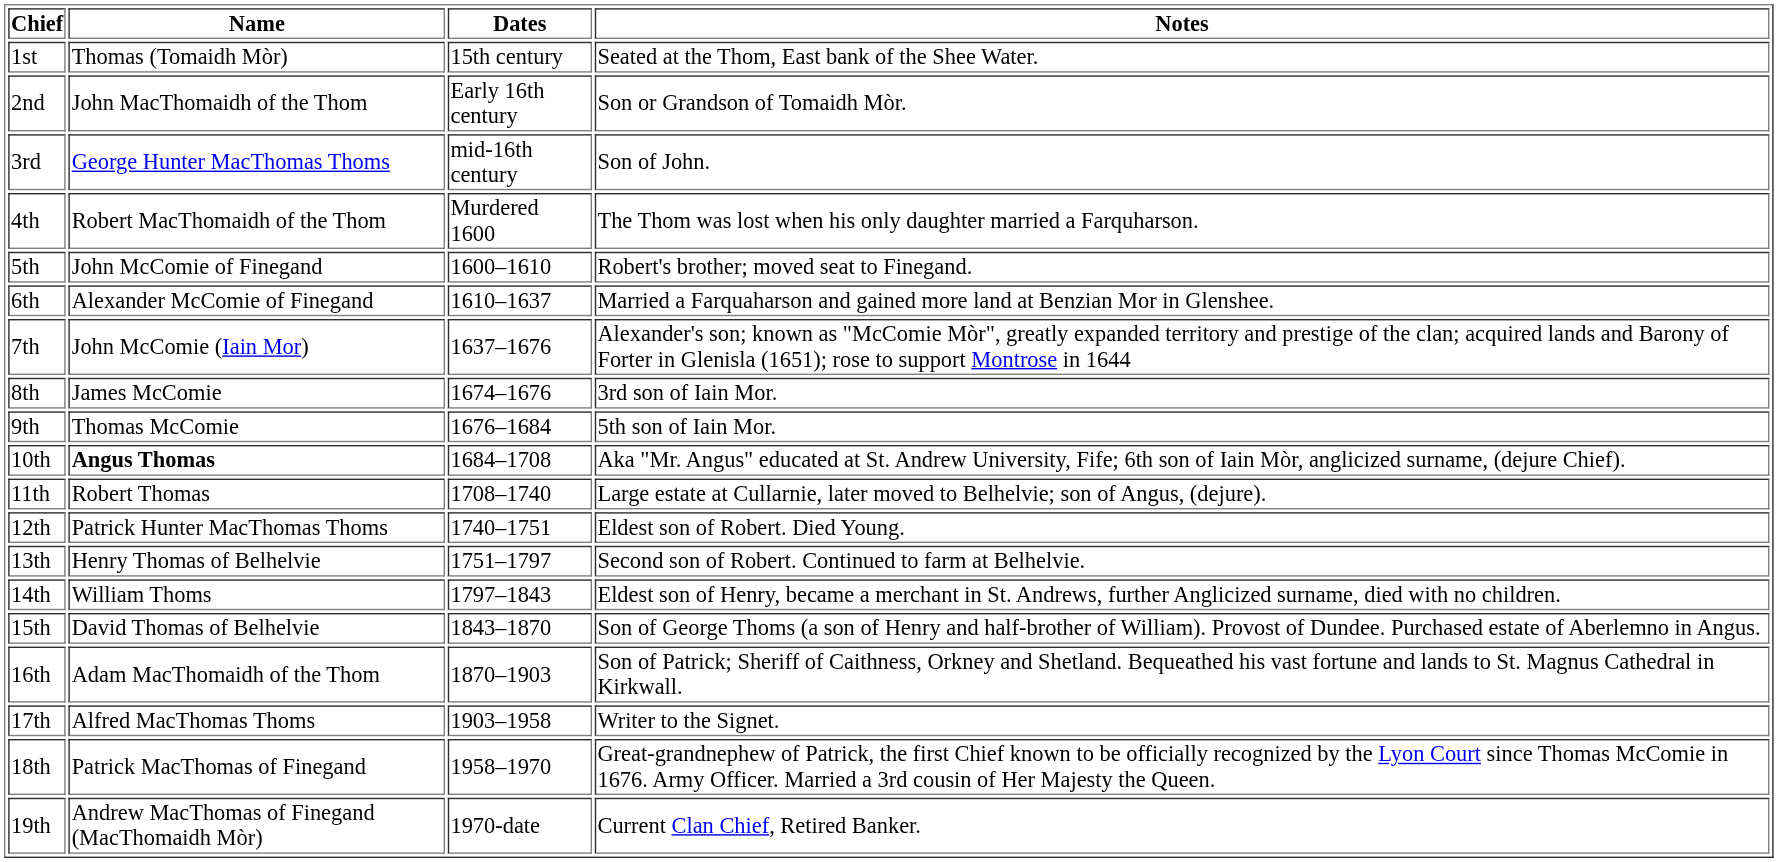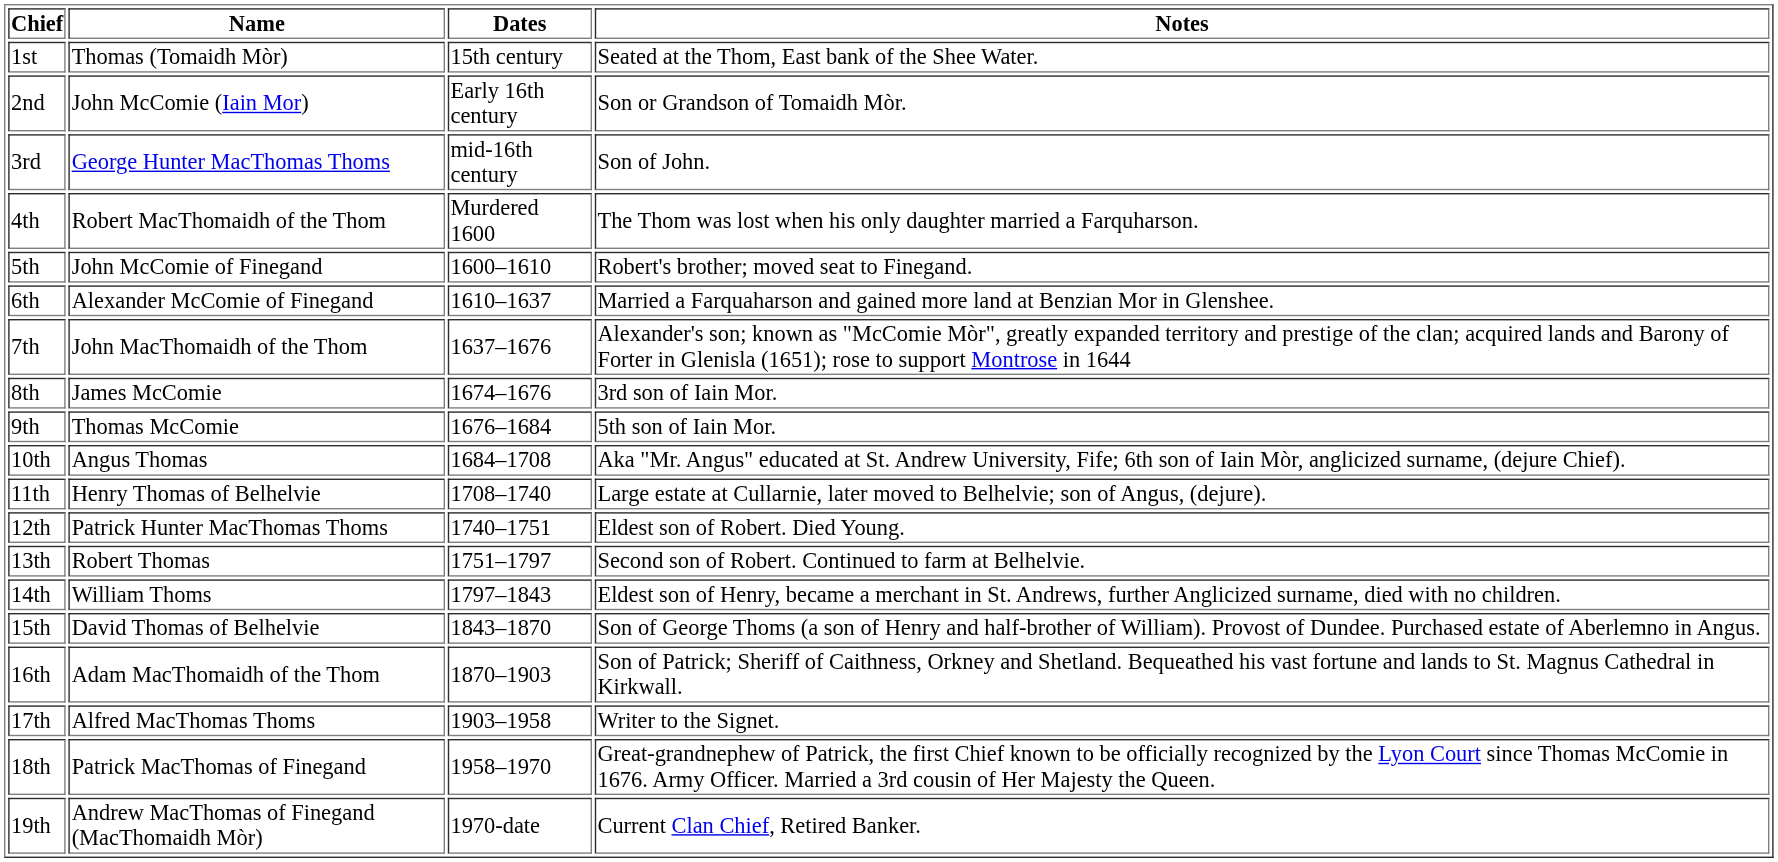(220, 103) John MacThomaidh of the Thom -> (190, 103) John McComie (Iain Mor)
(190, 346) John McComie (Iain Mor) -> (220, 346) John MacThomaidh of the Thom
(143, 460) bold -> (140, 460) normal
(141, 493) Robert Thomas -> (196, 493) Henry Thomas of Belhelvie
(196, 560) Henry Thomas of Belhelvie -> (141, 560) Robert Thomas
